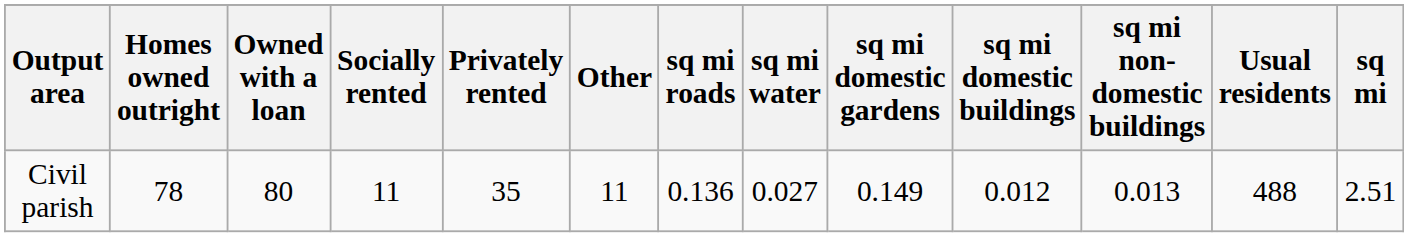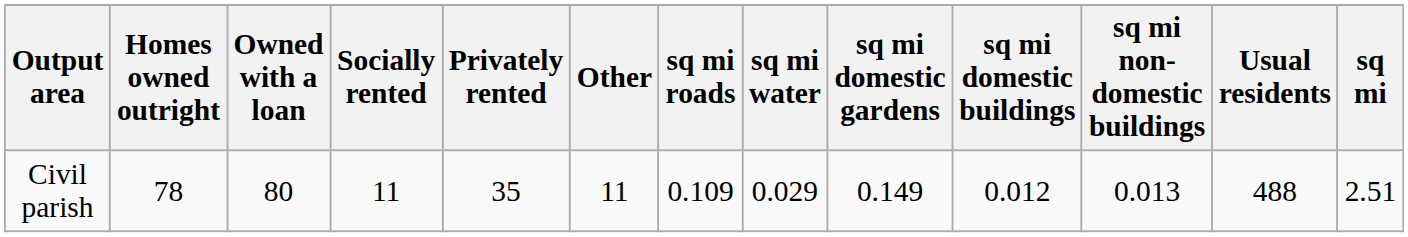(700, 190) 0.136 -> (700, 190) 0.109
(785, 190) 0.027 -> (785, 190) 0.029
